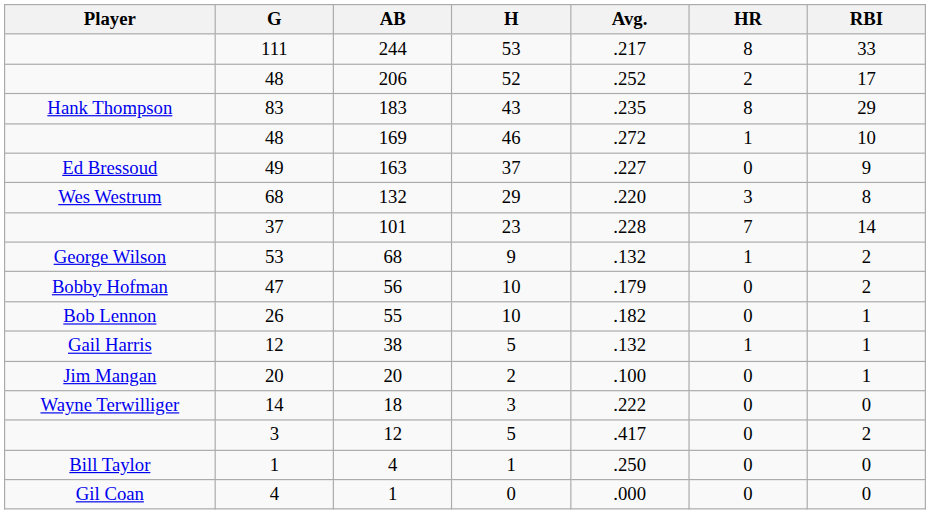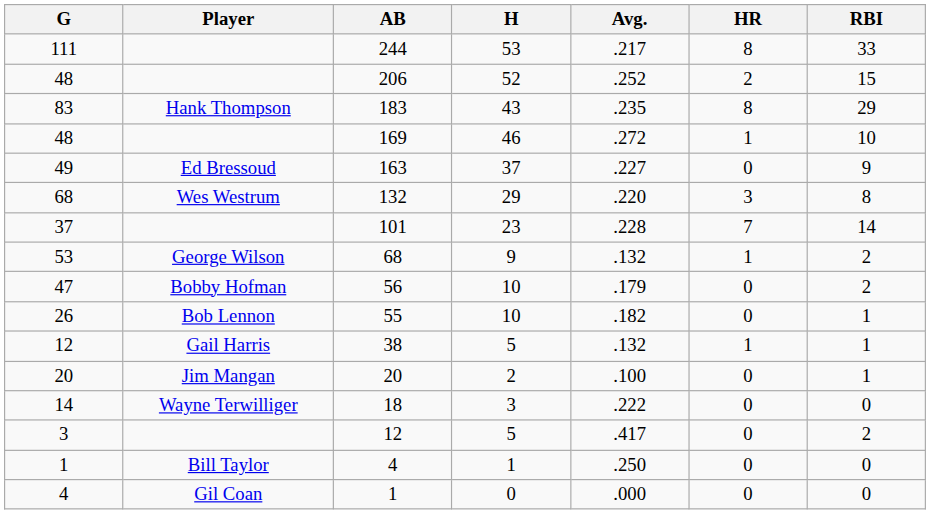columns swapped: (110, 19) <-> (274, 19)
(866, 78) 17 -> (866, 78) 15
